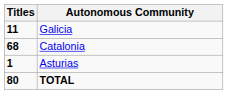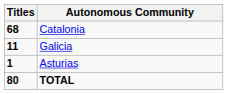rows swapped: (62, 47) <-> (56, 30)
